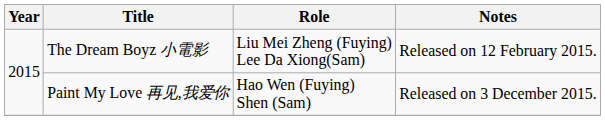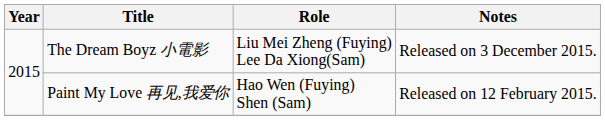(498, 51) Released on 12 February 2015. -> (498, 51) Released on 3 December 2015.
(498, 94) Released on 3 December 2015. -> (498, 94) Released on 12 February 2015.
